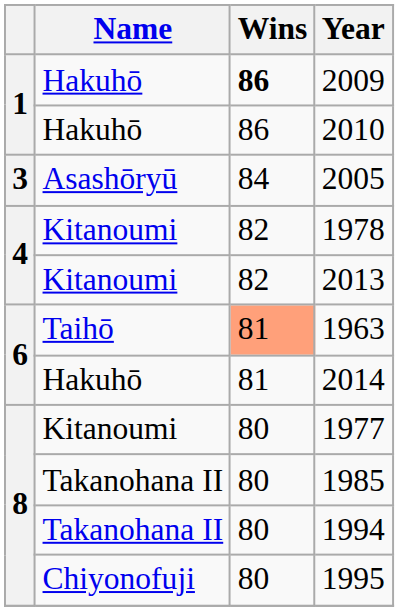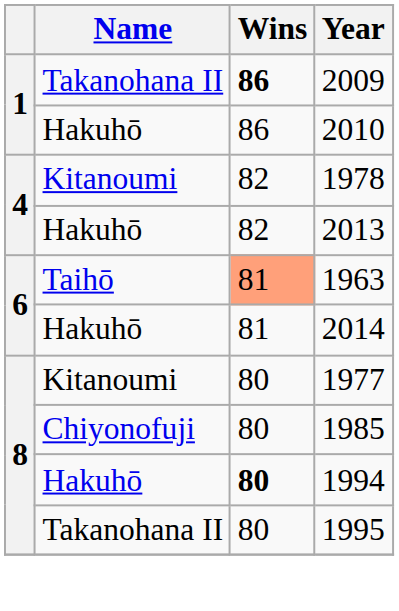(92, 79) Hakuhō -> (133, 79) Takanohana II
- row: (353, 179)
(110, 279) Kitanoumi -> (92, 229) Hakuhō
(133, 479) Takanohana II -> (119, 429) Chiyonofuji
(133, 529) Takanohana II -> (92, 479) Hakuhō
(254, 529) normal -> (254, 479) bold
(119, 579) Chiyonofuji -> (133, 529) Takanohana II
